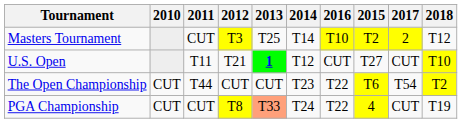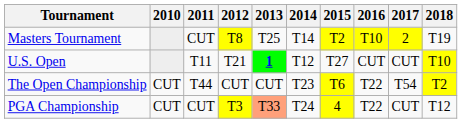columns swapped: (371, 16) <-> (337, 16)
(235, 38) T3 -> (235, 38) T8
(439, 38) T12 -> (439, 38) T19
(235, 107) T8 -> (235, 107) T3
(439, 107) T19 -> (439, 107) T12
